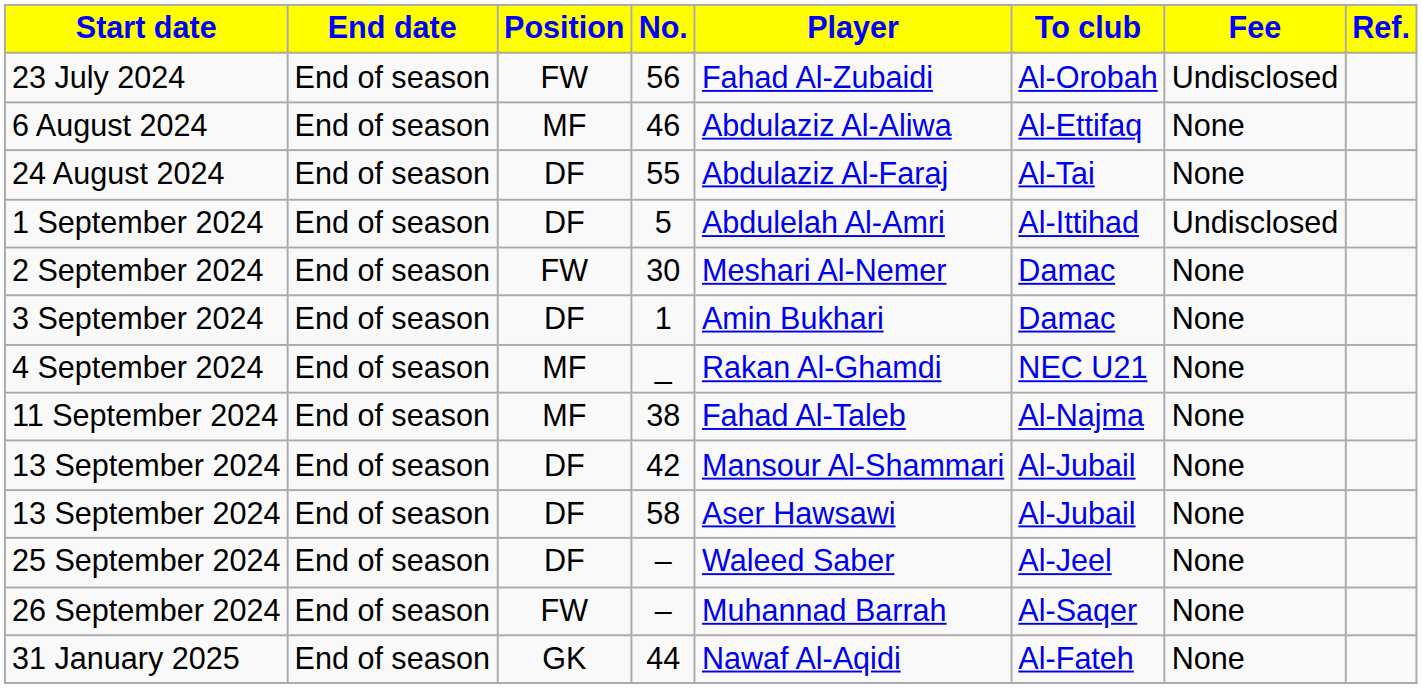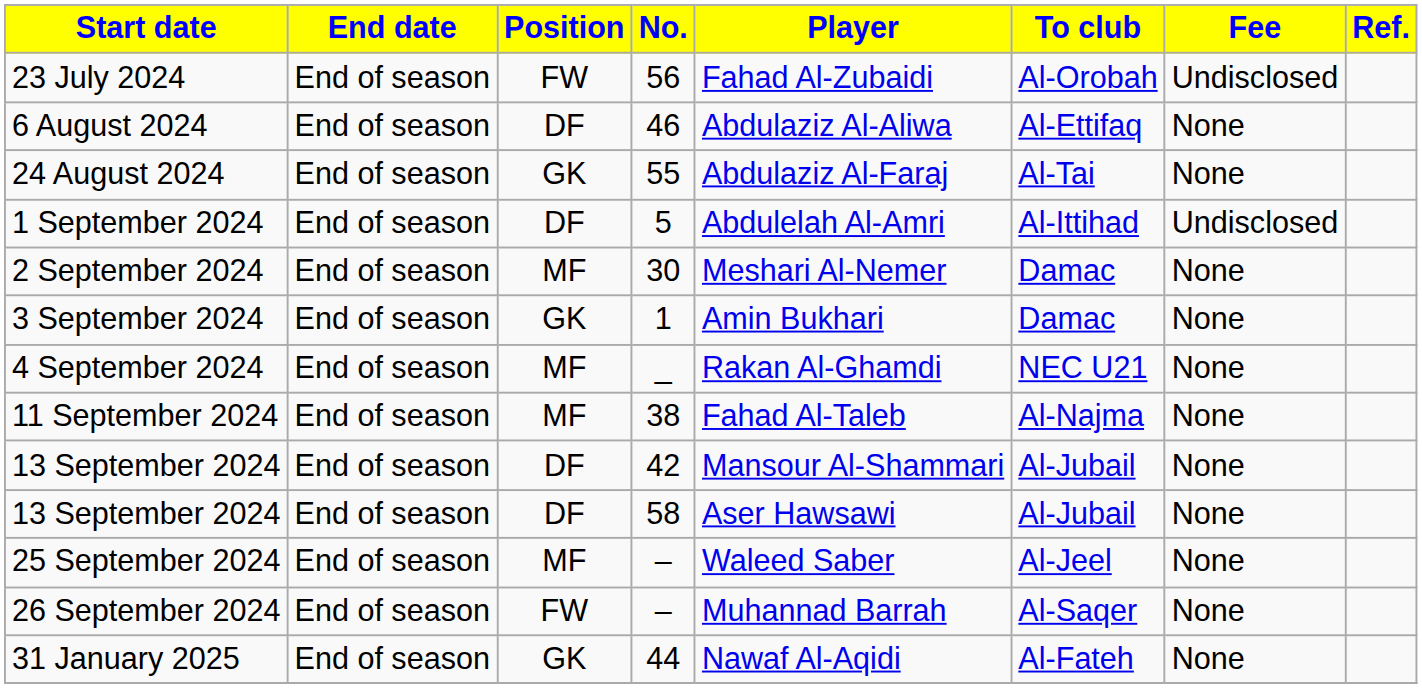(564, 125) MF -> (564, 125) DF
(564, 174) DF -> (564, 174) GK
(564, 271) FW -> (564, 271) MF
(564, 319) DF -> (564, 319) GK
(564, 561) DF -> (564, 561) MF
